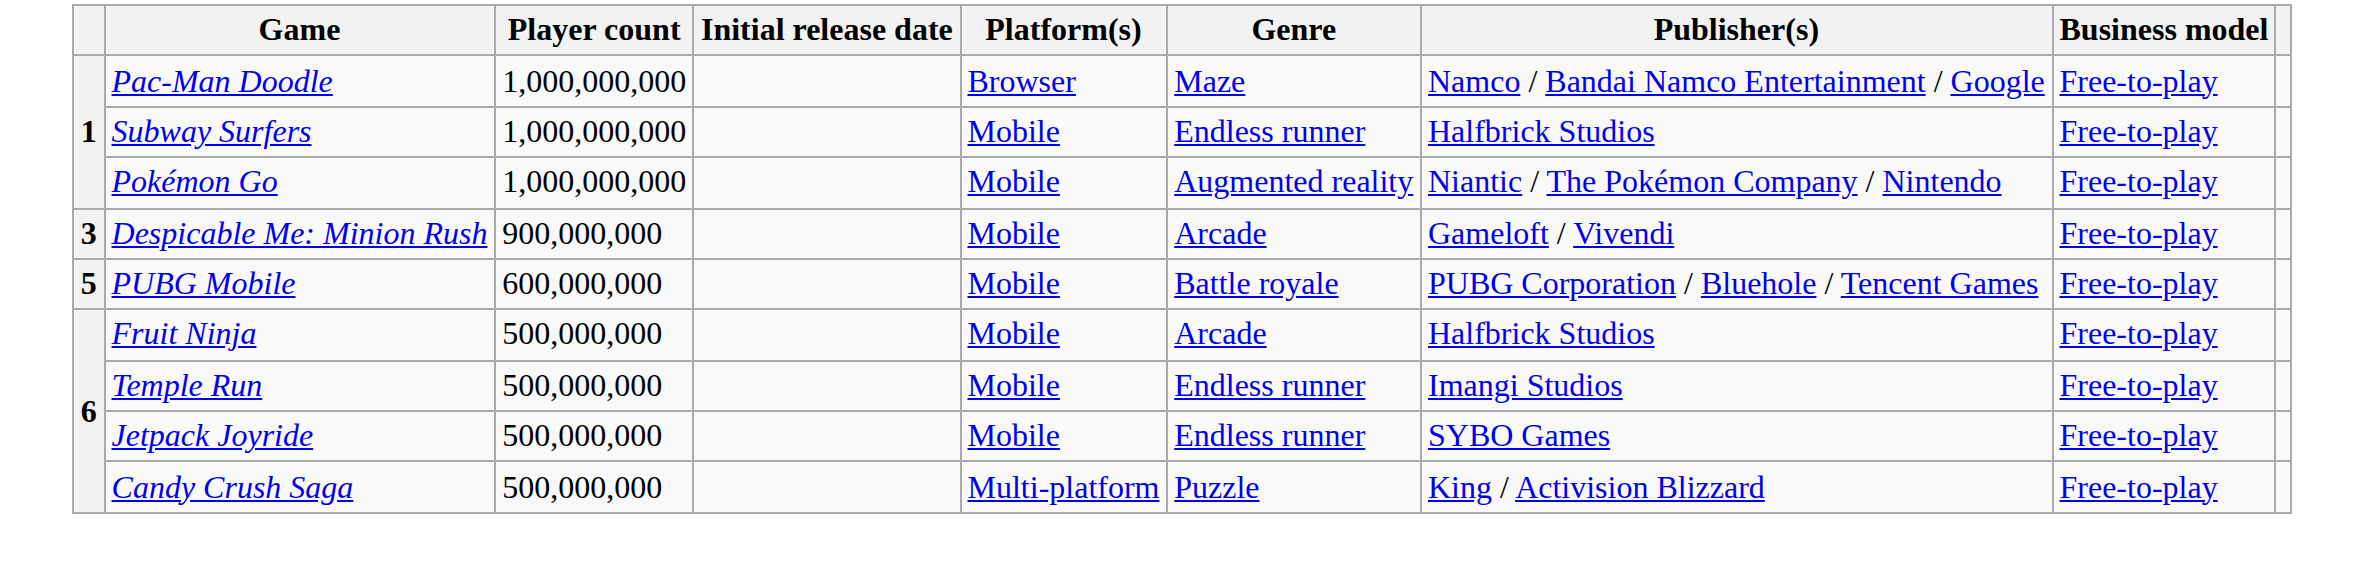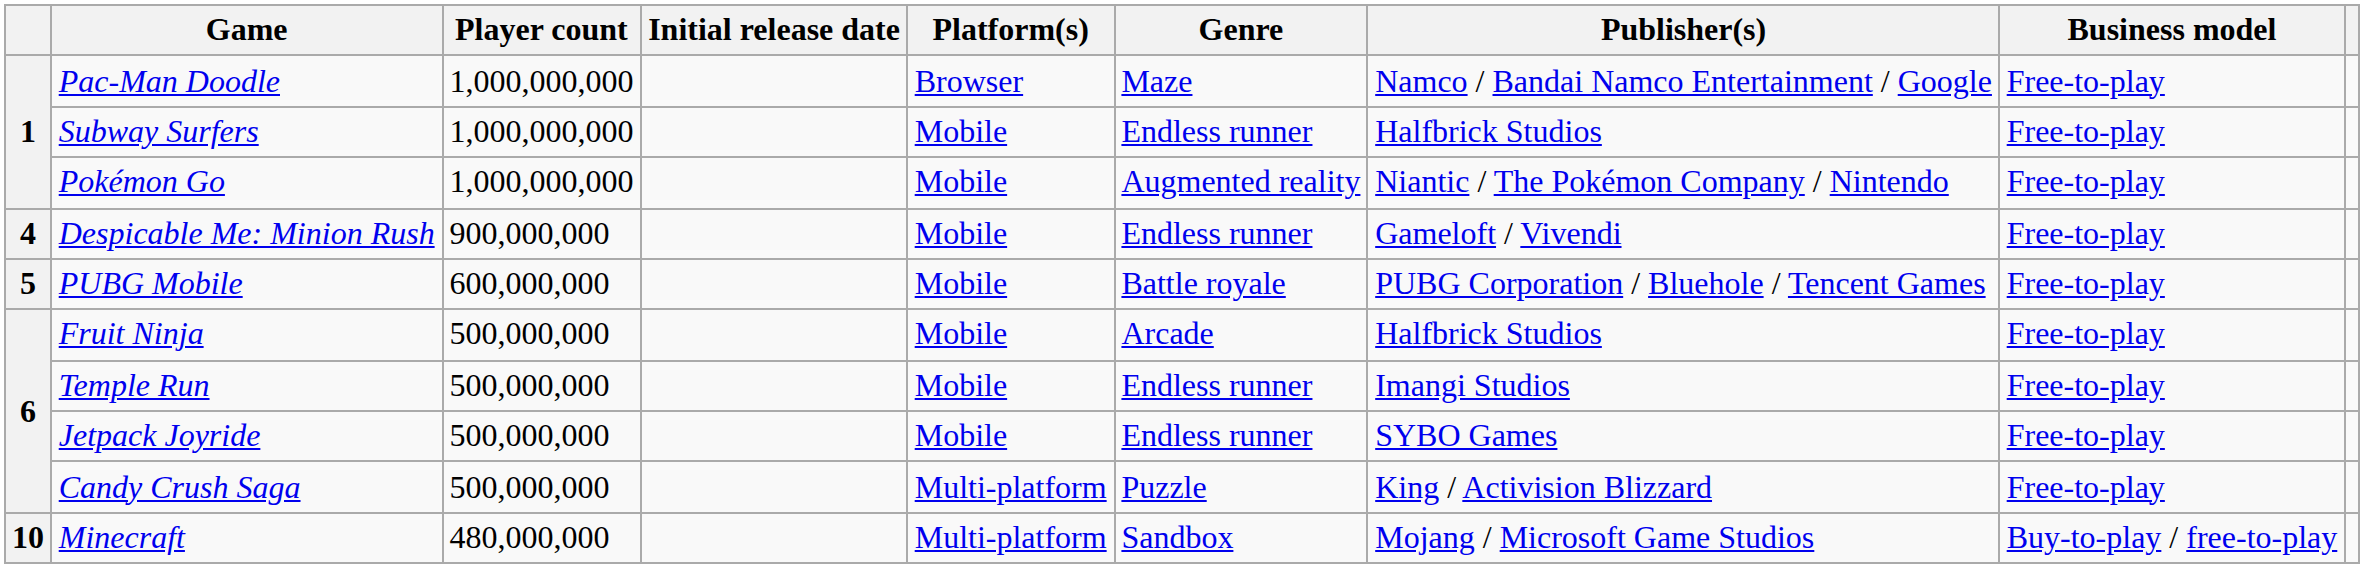(89, 232) 3 -> (28, 232) 4
(1220, 232) Arcade -> (1217, 232) Endless runner
+ row: (122, 537)
